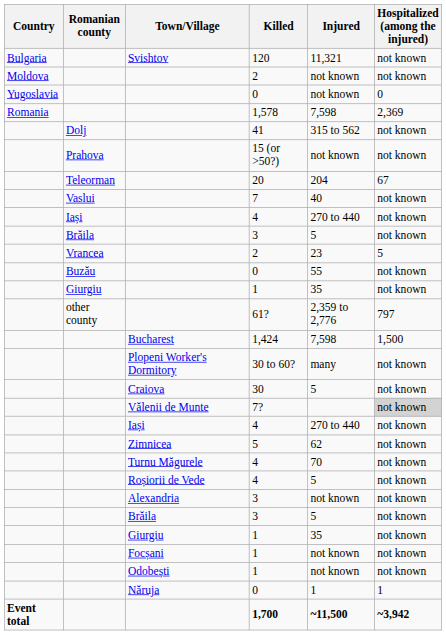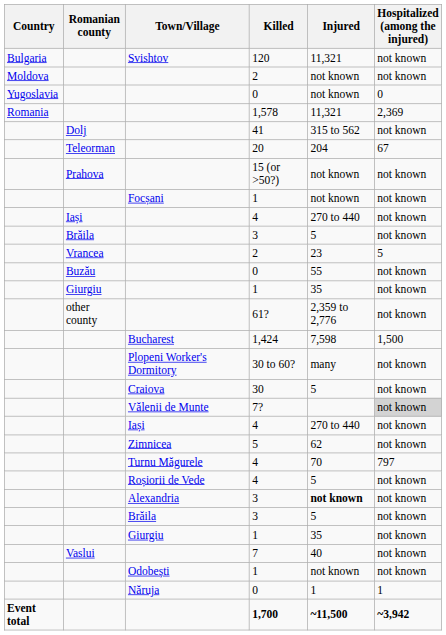(323, 112) 7,598 -> (326, 112) 11,321
rows swapped: (187, 180) <-> (187, 156)
rows swapped: (187, 199) <-> (146, 553)
(386, 314) 797 -> (402, 314) not known
(402, 462) not known -> (386, 462) 797
(335, 498) normal -> (336, 498) bold
